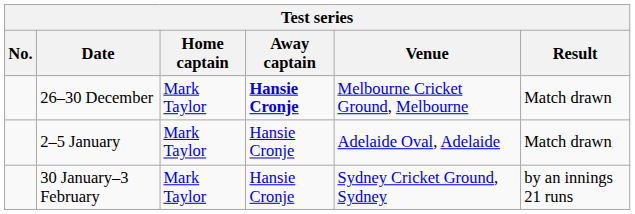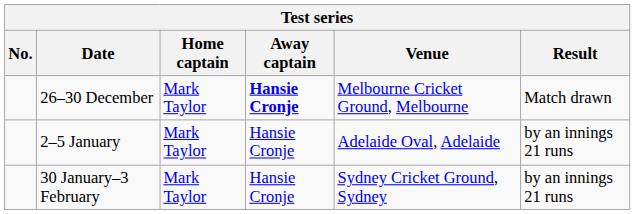(568, 142) Match drawn -> (569, 142) by an innings 21 runs
